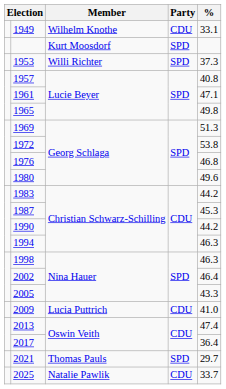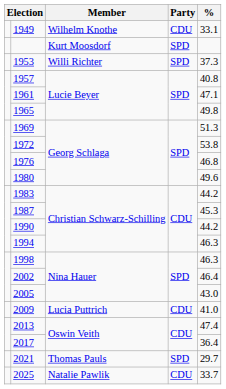(209, 293) 43.3 -> (209, 293) 43.0
